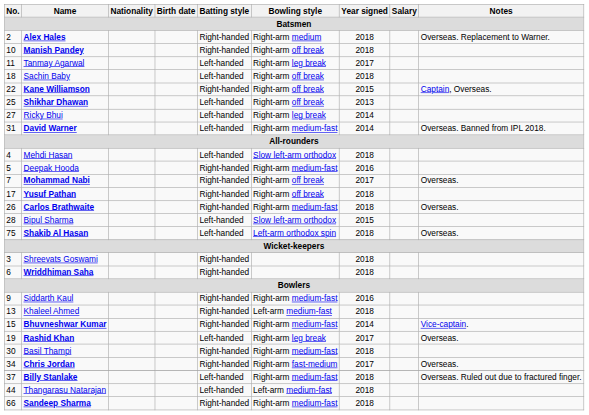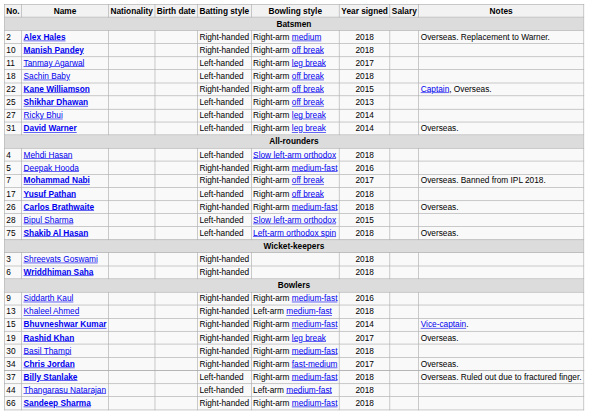(295, 128) Right-arm medium-fast -> (290, 128) Right-arm leg break
(483, 128) Overseas. Banned from IPL 2018. -> (440, 128) Overseas.
(440, 180) Overseas. -> (483, 180) Overseas. Banned from IPL 2018.
(224, 194) Right-handed -> (222, 194) Left-handed
(222, 337) Left-handed -> (224, 337) Right-handed
